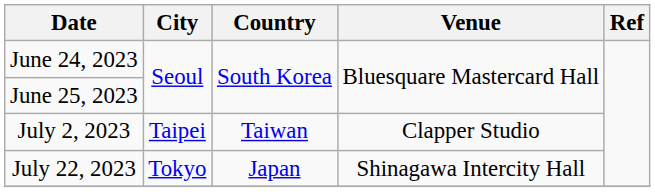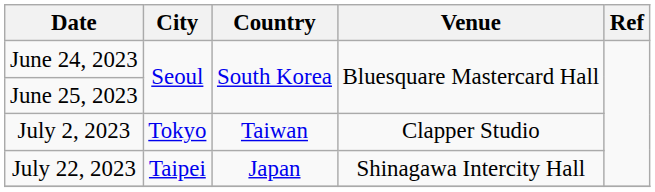(177, 131) Taipei -> (177, 131) Tokyo
(177, 167) Tokyo -> (177, 167) Taipei
